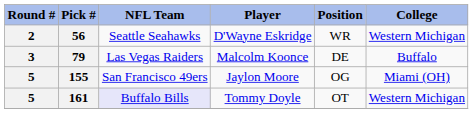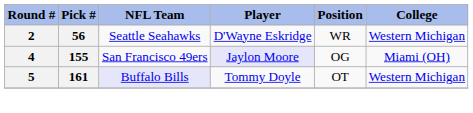- row: (79, 56)
(31, 77) 5 -> (31, 56) 4
(263, 77) no background -> (263, 56) lavender background
